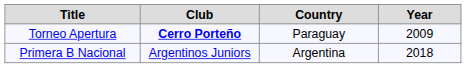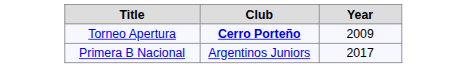- column: (319, 14)
(420, 53) 2018 -> (360, 53) 2017
